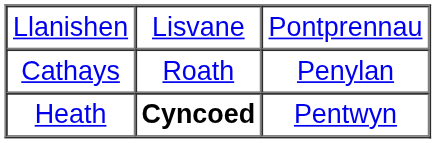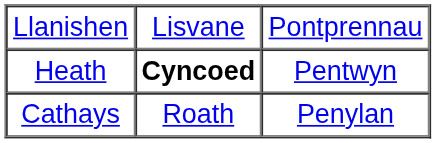rows swapped: (71, 114) <-> (71, 70)
